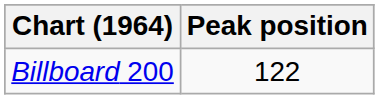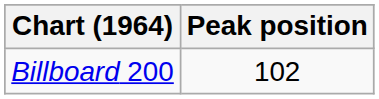(277, 70) 122 -> (277, 70) 102
